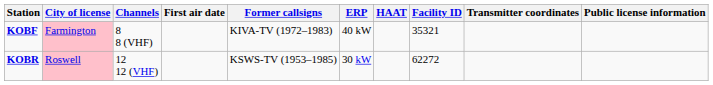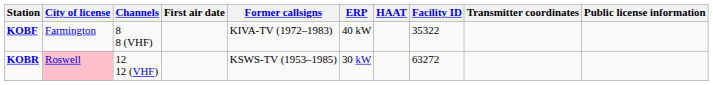(71, 30) pink background -> (71, 30) no background
(425, 30) 35321 -> (425, 30) 35322
(425, 59) 62272 -> (425, 59) 63272
